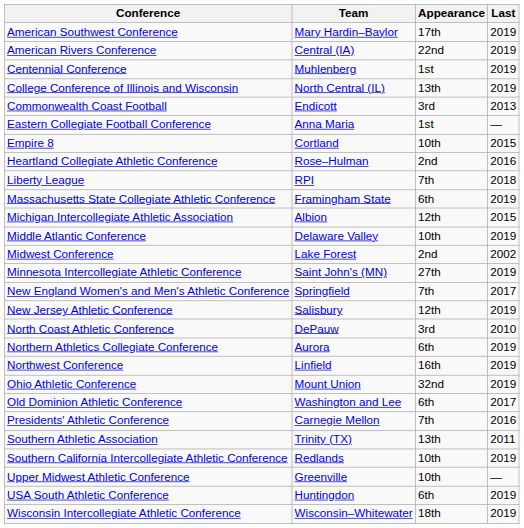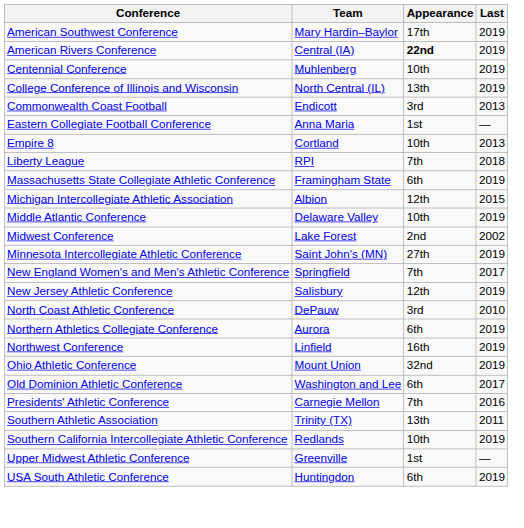(431, 50) normal -> (420, 50) bold
(426, 69) 1st -> (418, 69) 10th
(503, 143) 2015 -> (492, 143) 2013
- row: (112, 161)
(429, 476) 10th -> (414, 458) 1st
- row: (124, 513)
